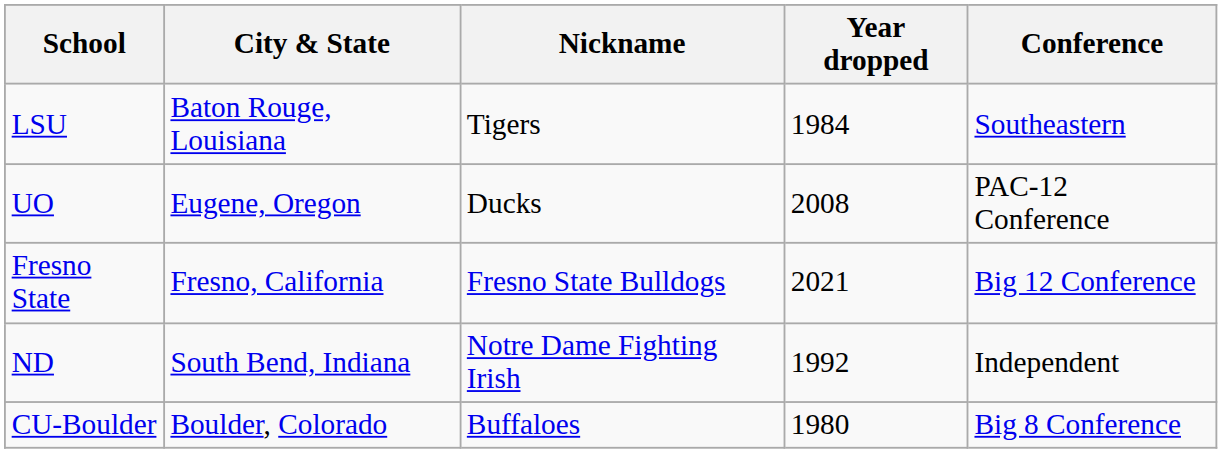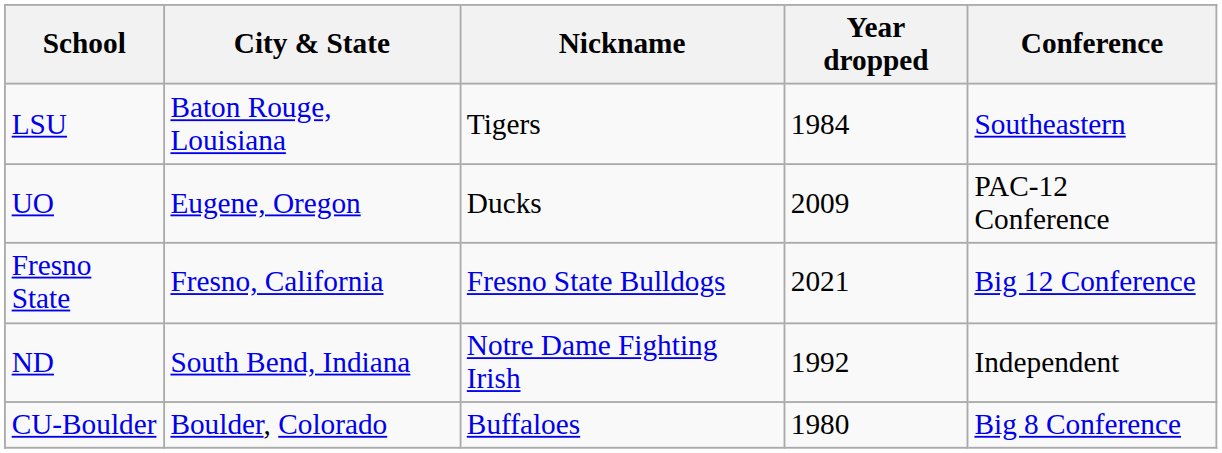(820, 202) 2008 -> (820, 202) 2009
